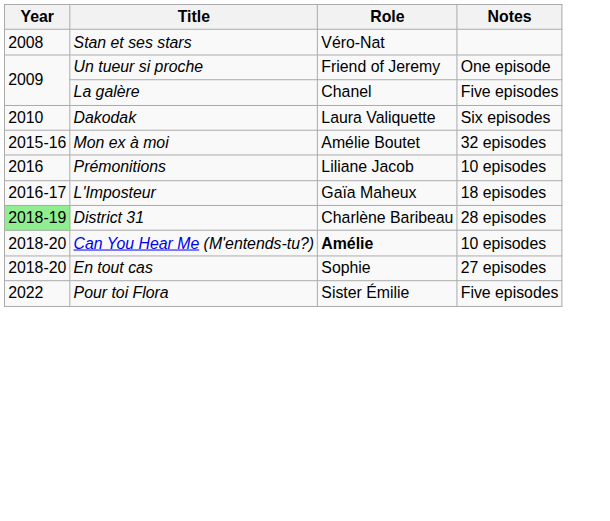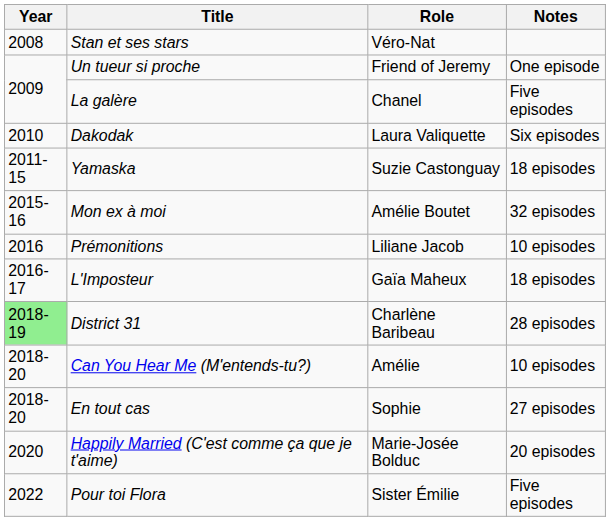+ row: (103, 169)
(347, 243) bold -> (396, 366) normal
+ row: (211, 452)
